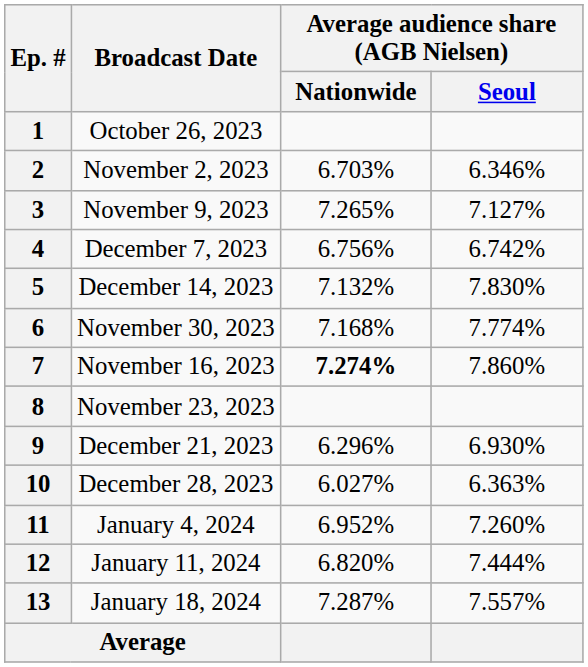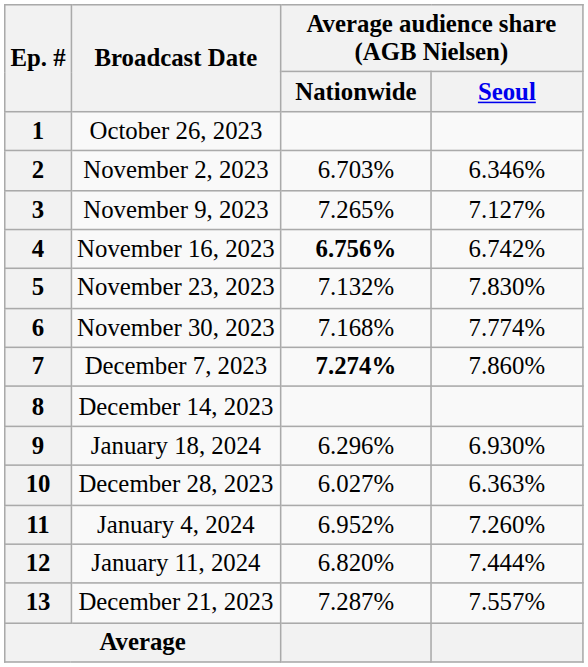(176, 248) December 7, 2023 -> (176, 248) November 16, 2023
(356, 248) normal -> (356, 248) bold
(176, 288) December 14, 2023 -> (176, 288) November 23, 2023
(176, 366) November 16, 2023 -> (176, 366) December 7, 2023
(176, 406) November 23, 2023 -> (176, 406) December 14, 2023
(176, 445) December 21, 2023 -> (176, 445) January 18, 2024
(176, 602) January 18, 2024 -> (176, 602) December 21, 2023
